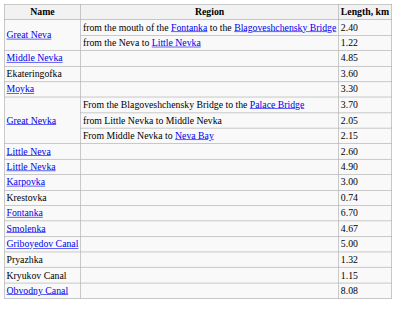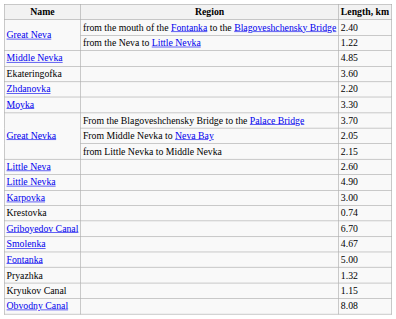+ row: (349, 89)
(152, 120) from Little Nevka to Middle Nevka -> (148, 136) From Middle Nevka to Neva Bay
(148, 136) From Middle Nevka to Neva Bay -> (152, 151) from Little Nevka to Middle Nevka
(25, 213) Fontanka -> (42, 228) Griboyedov Canal
(42, 244) Griboyedov Canal -> (25, 259) Fontanka
